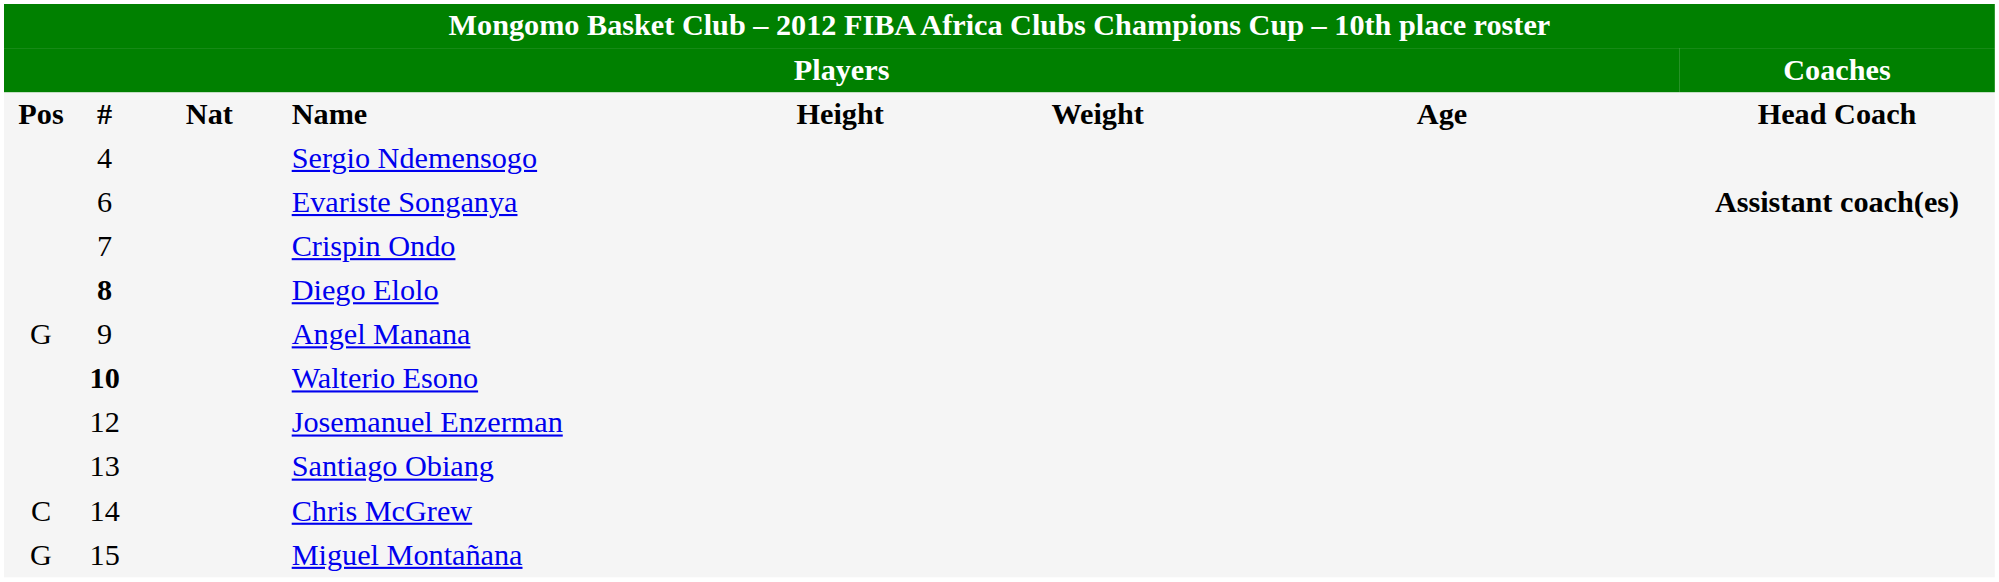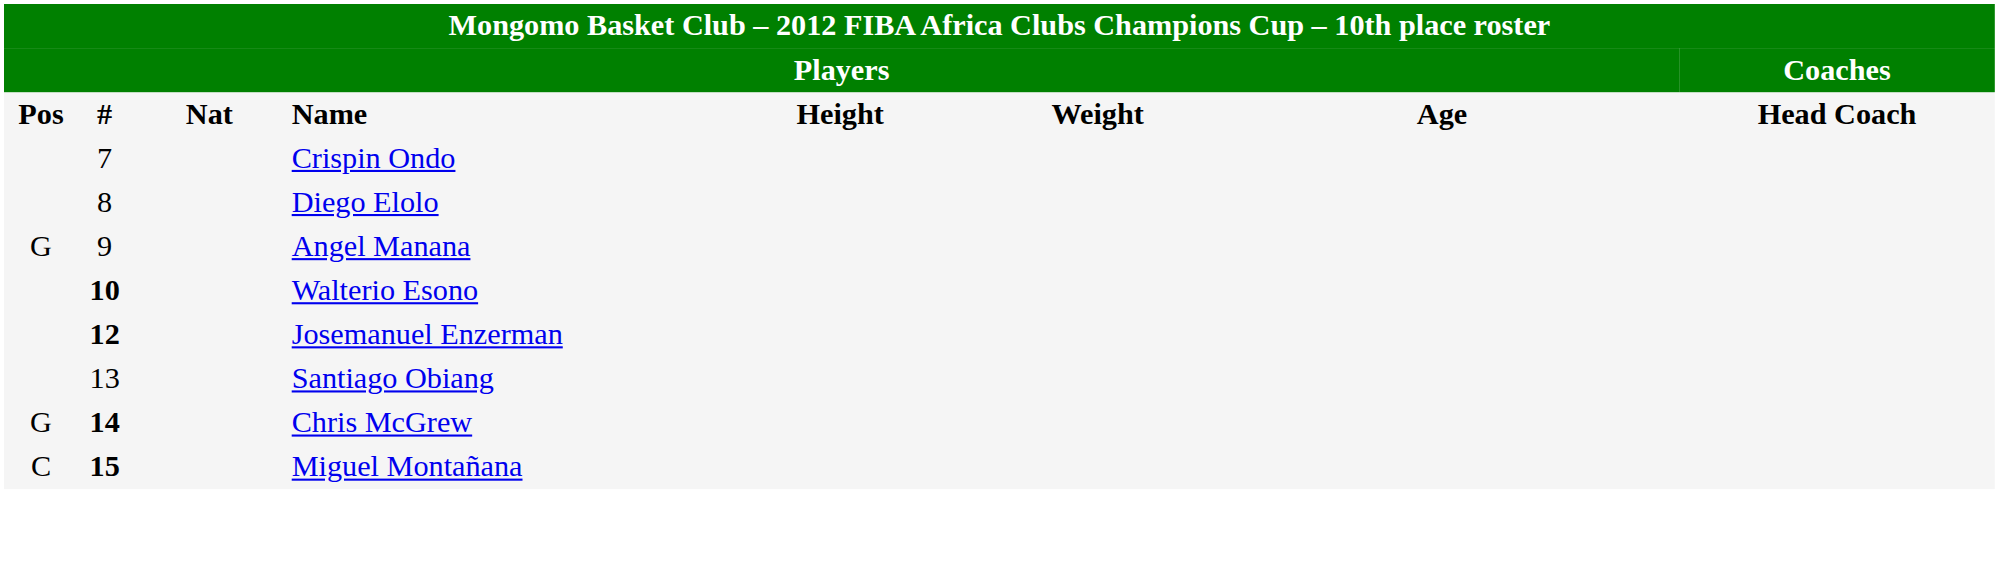- row: (414, 157)
- row: (405, 201)
(105, 290) bold -> (105, 201) normal
(105, 422) normal -> (105, 334) bold
(41, 510) C -> (41, 422) G
(105, 510) normal -> (105, 422) bold
(41, 554) G -> (41, 466) C
(105, 554) normal -> (105, 466) bold
